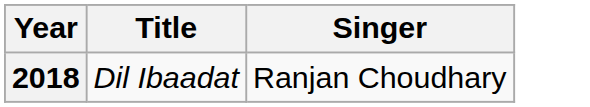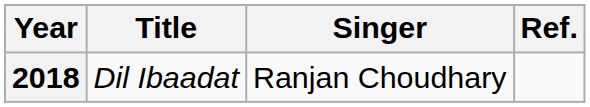+ column: (549, 28)
